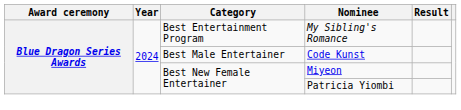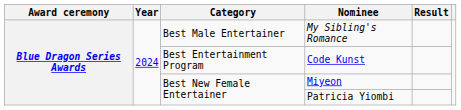(215, 33) Best Entertainment Program -> (224, 33) Best Male Entertainer
(224, 55) Best Male Entertainer -> (215, 60) Best Entertainment Program
